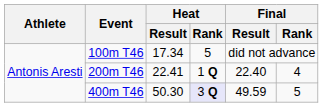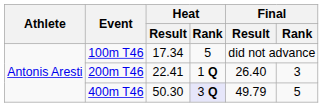(251, 72) 22.40 -> (251, 72) 26.40
(297, 72) 4 -> (297, 72) 3
(251, 92) 49.59 -> (251, 92) 49.79
